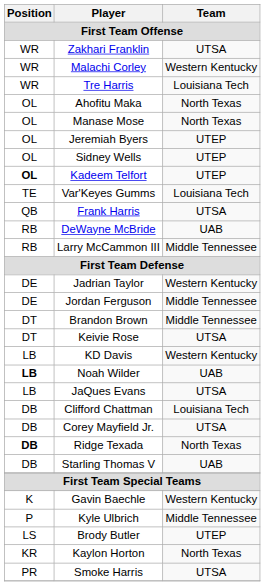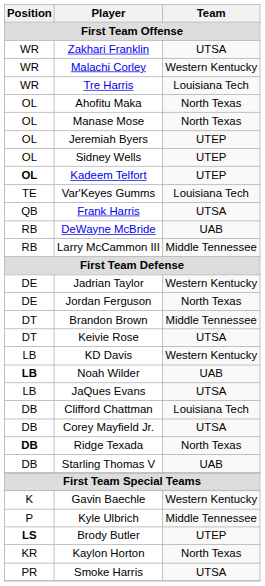(211, 301) Middle Tennessee -> (211, 301) North Texas
(29, 535) normal -> (29, 535) bold
